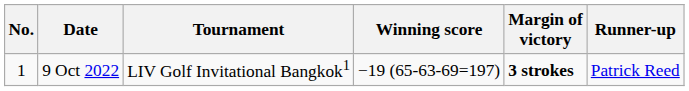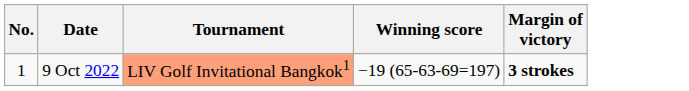- column: (635, 29)
(239, 69) no background -> (239, 69) lightsalmon background
